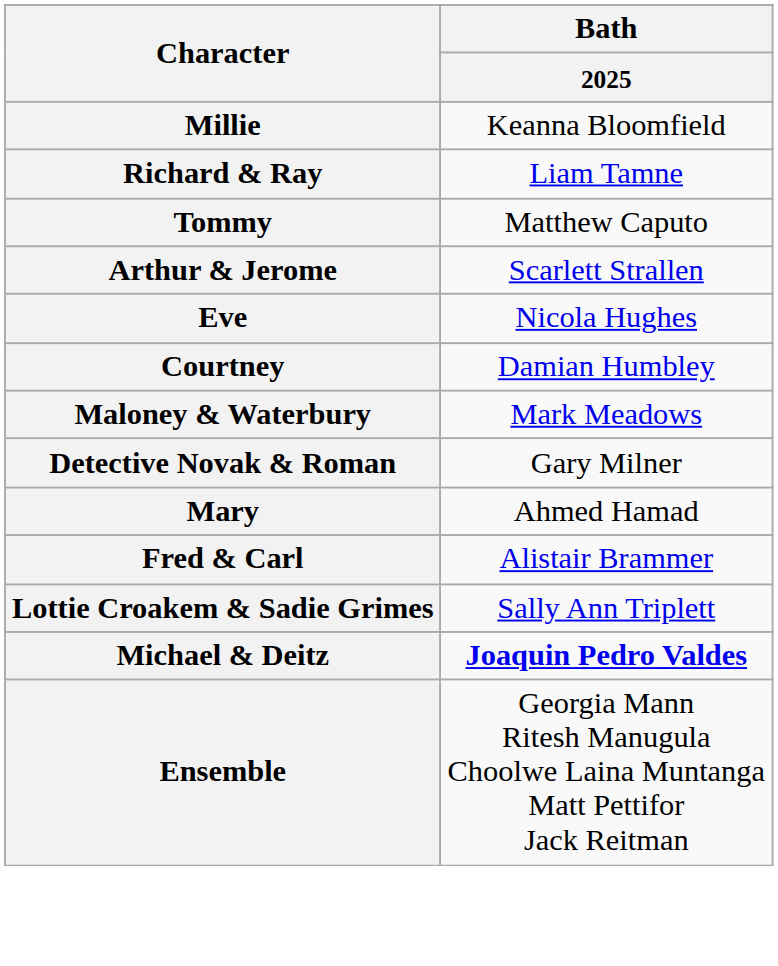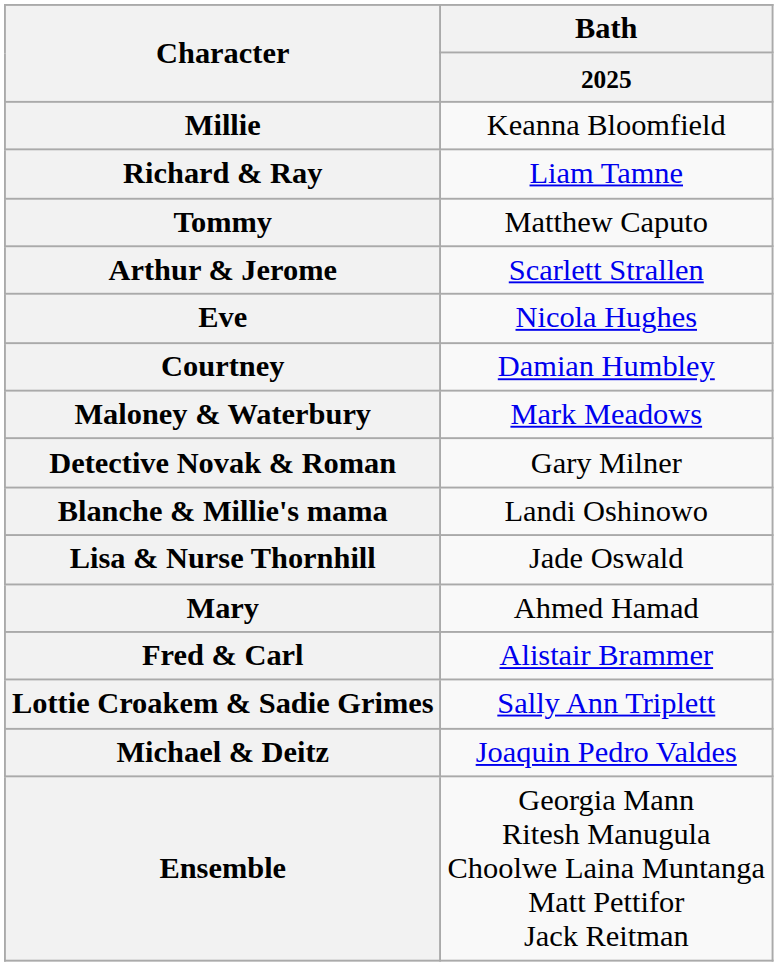+ row: (223, 510)
+ row: (223, 558)
(606, 655) bold -> (606, 751) normal
